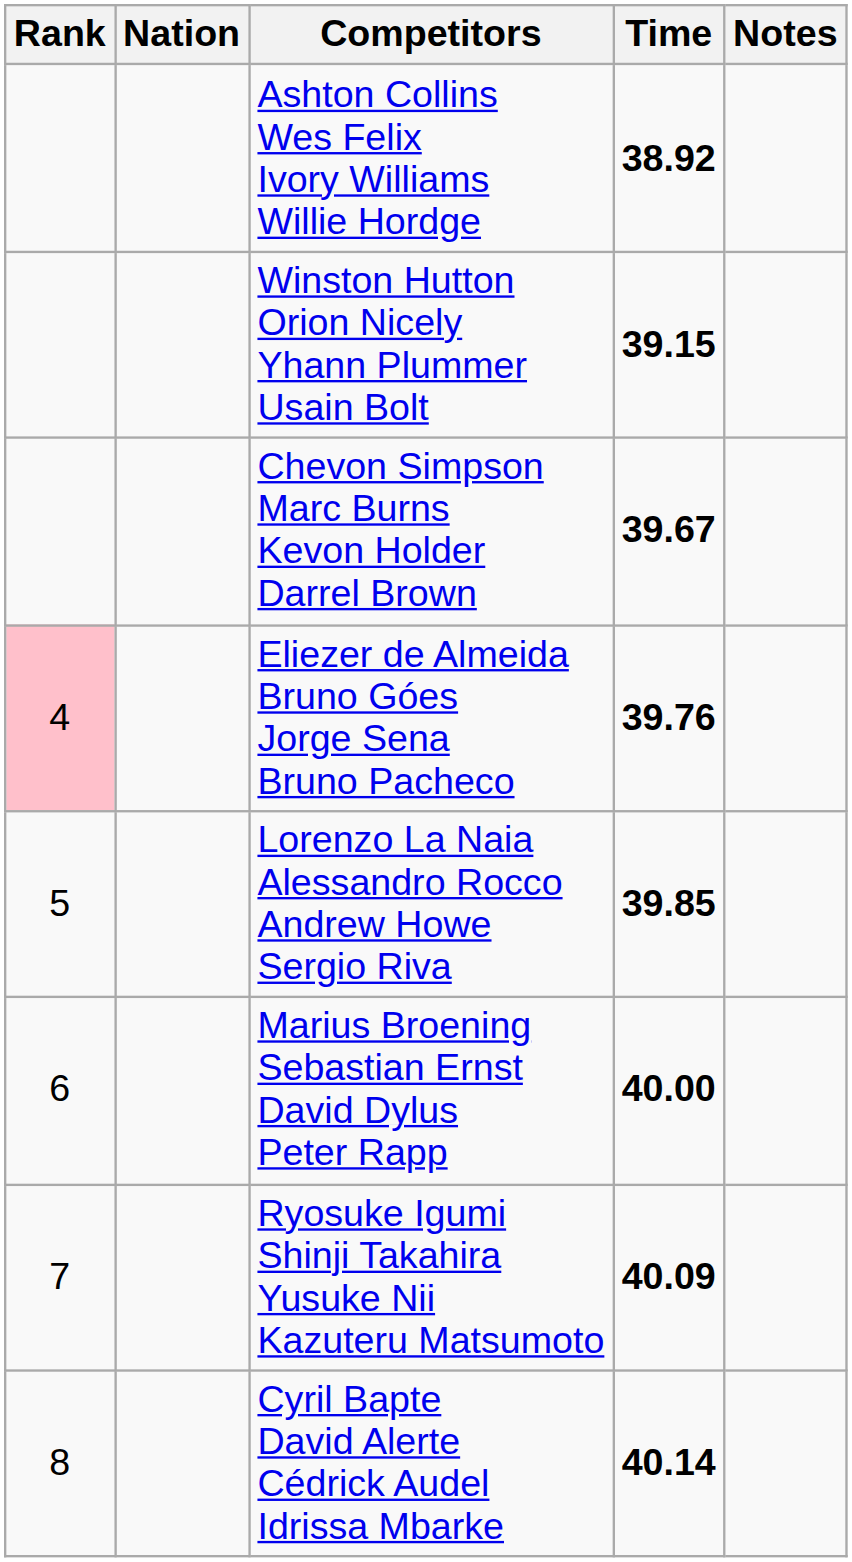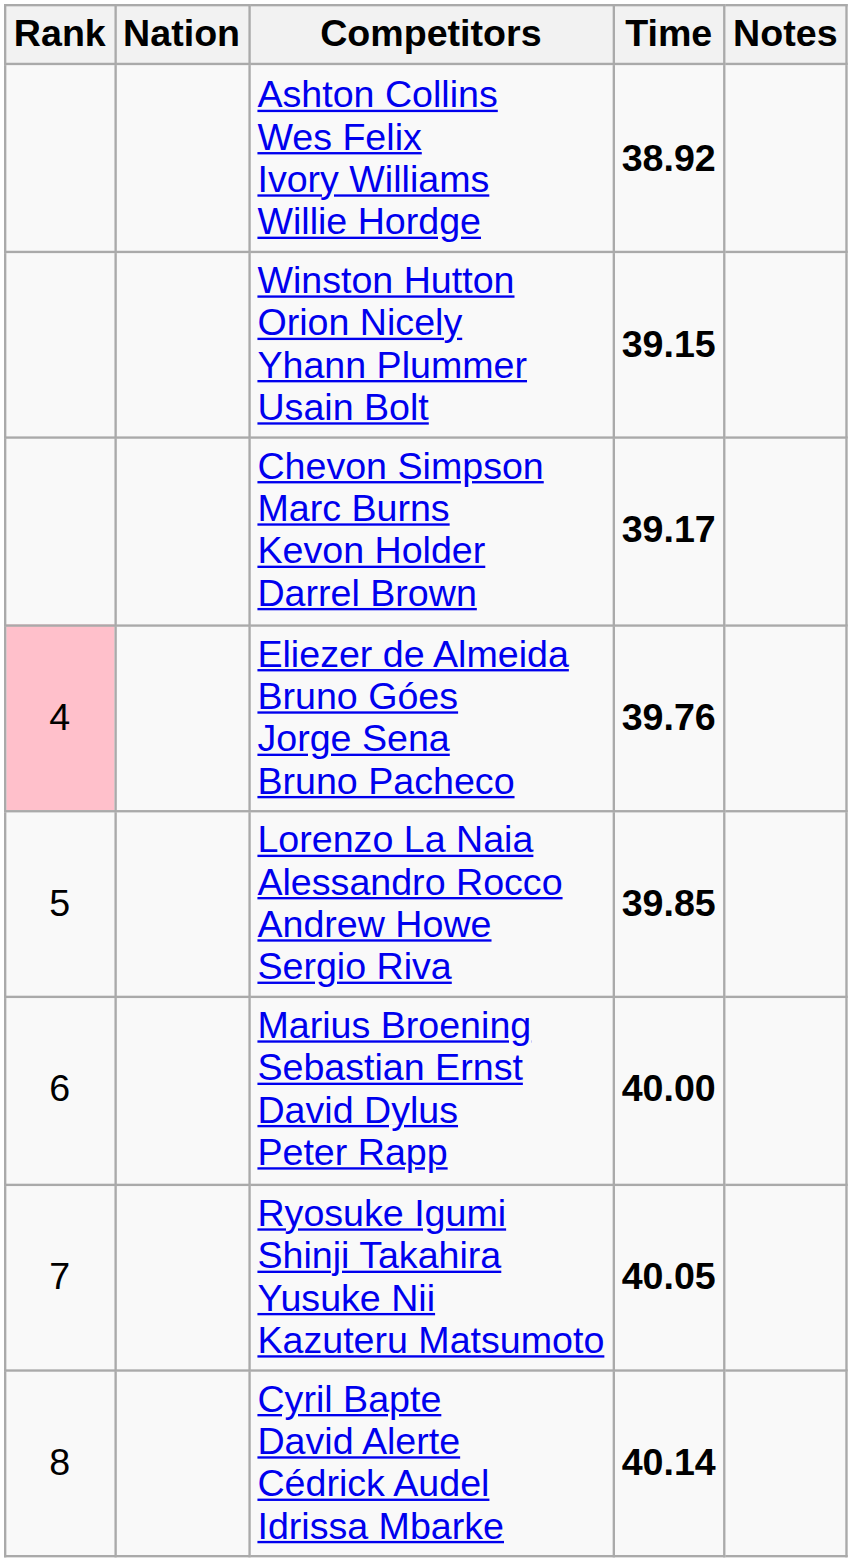(669, 530) 39.67 -> (669, 530) 39.17
(669, 1276) 40.09 -> (669, 1276) 40.05
